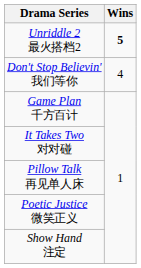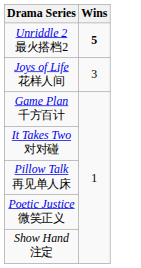- row: (54, 74)
+ row: (41, 74)
